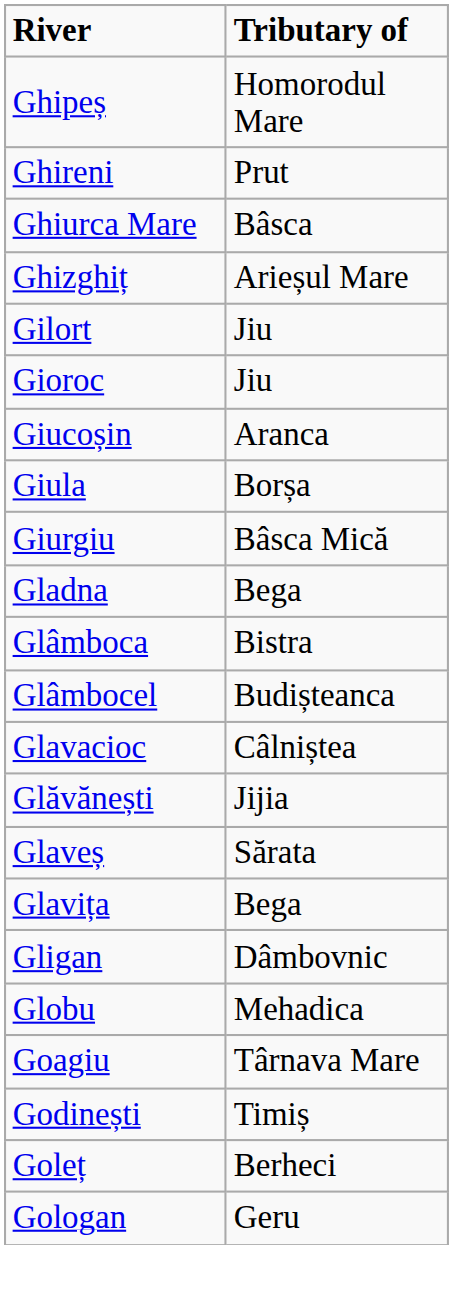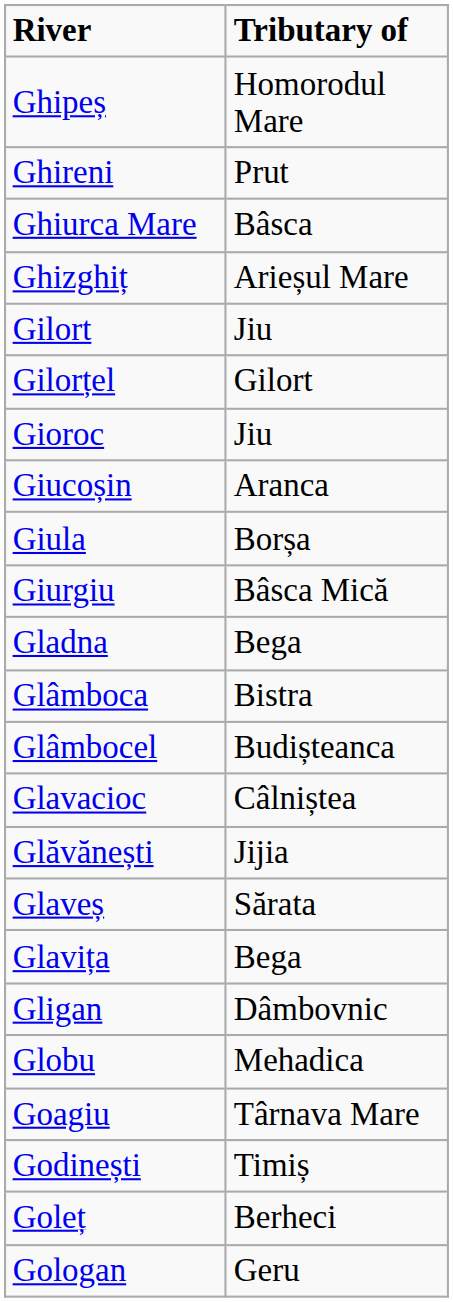+ row: (64, 381)
